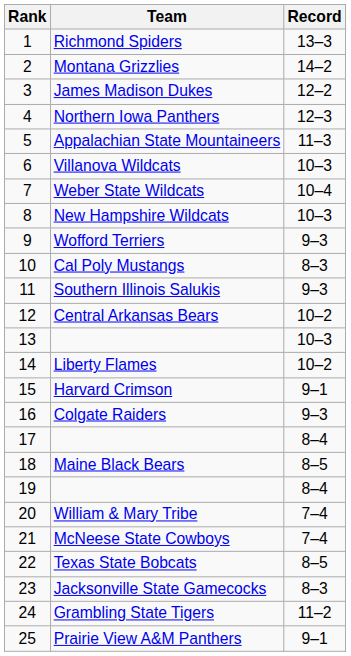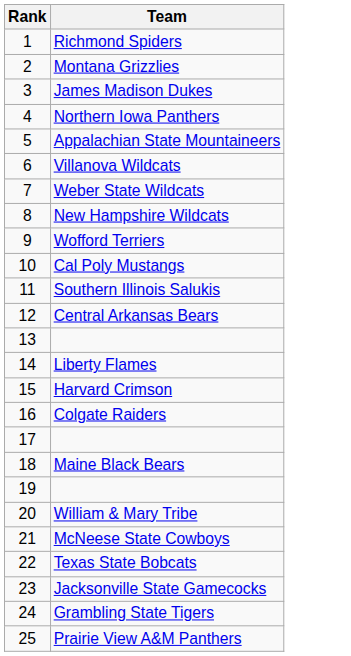- column: (315, 16)
